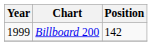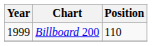(113, 31) 142 -> (113, 31) 110
